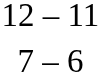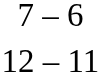rows swapped: (50, 60) <-> (50, 15)
